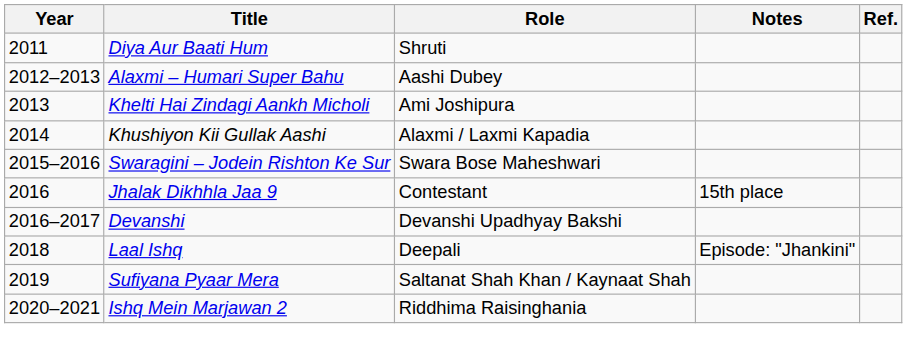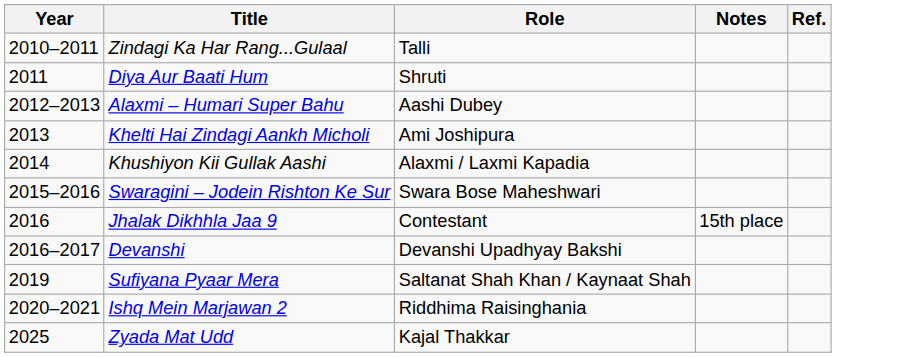+ row: (228, 47)
- row: (146, 250)
+ row: (171, 337)
